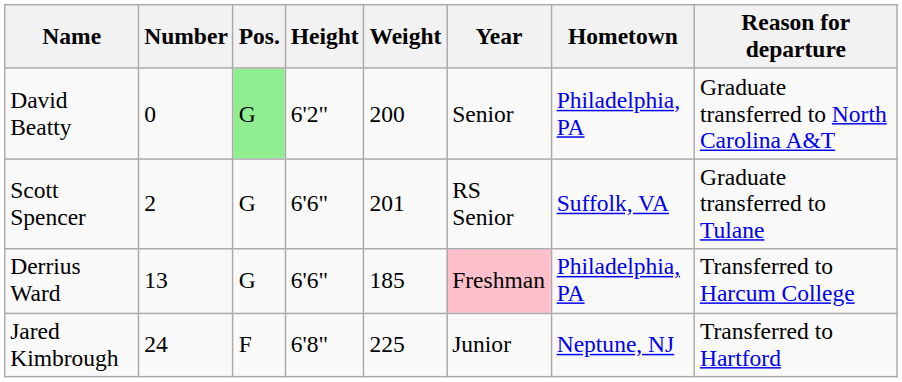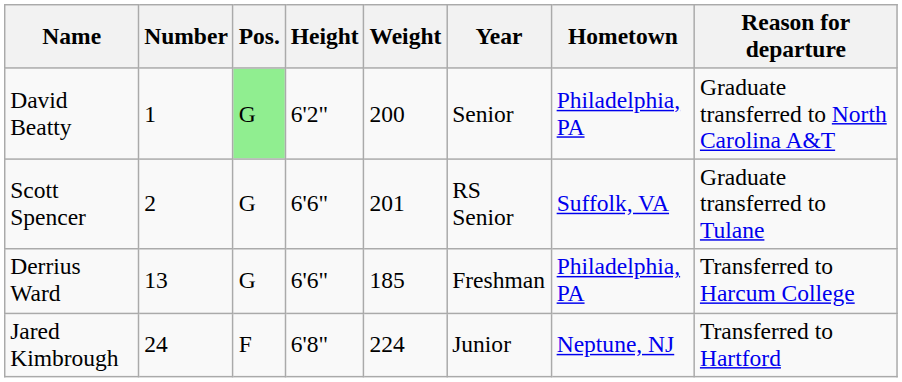(150, 113) 0 -> (150, 113) 1
(499, 280) pink background -> (499, 280) no background
(387, 344) 225 -> (387, 344) 224
